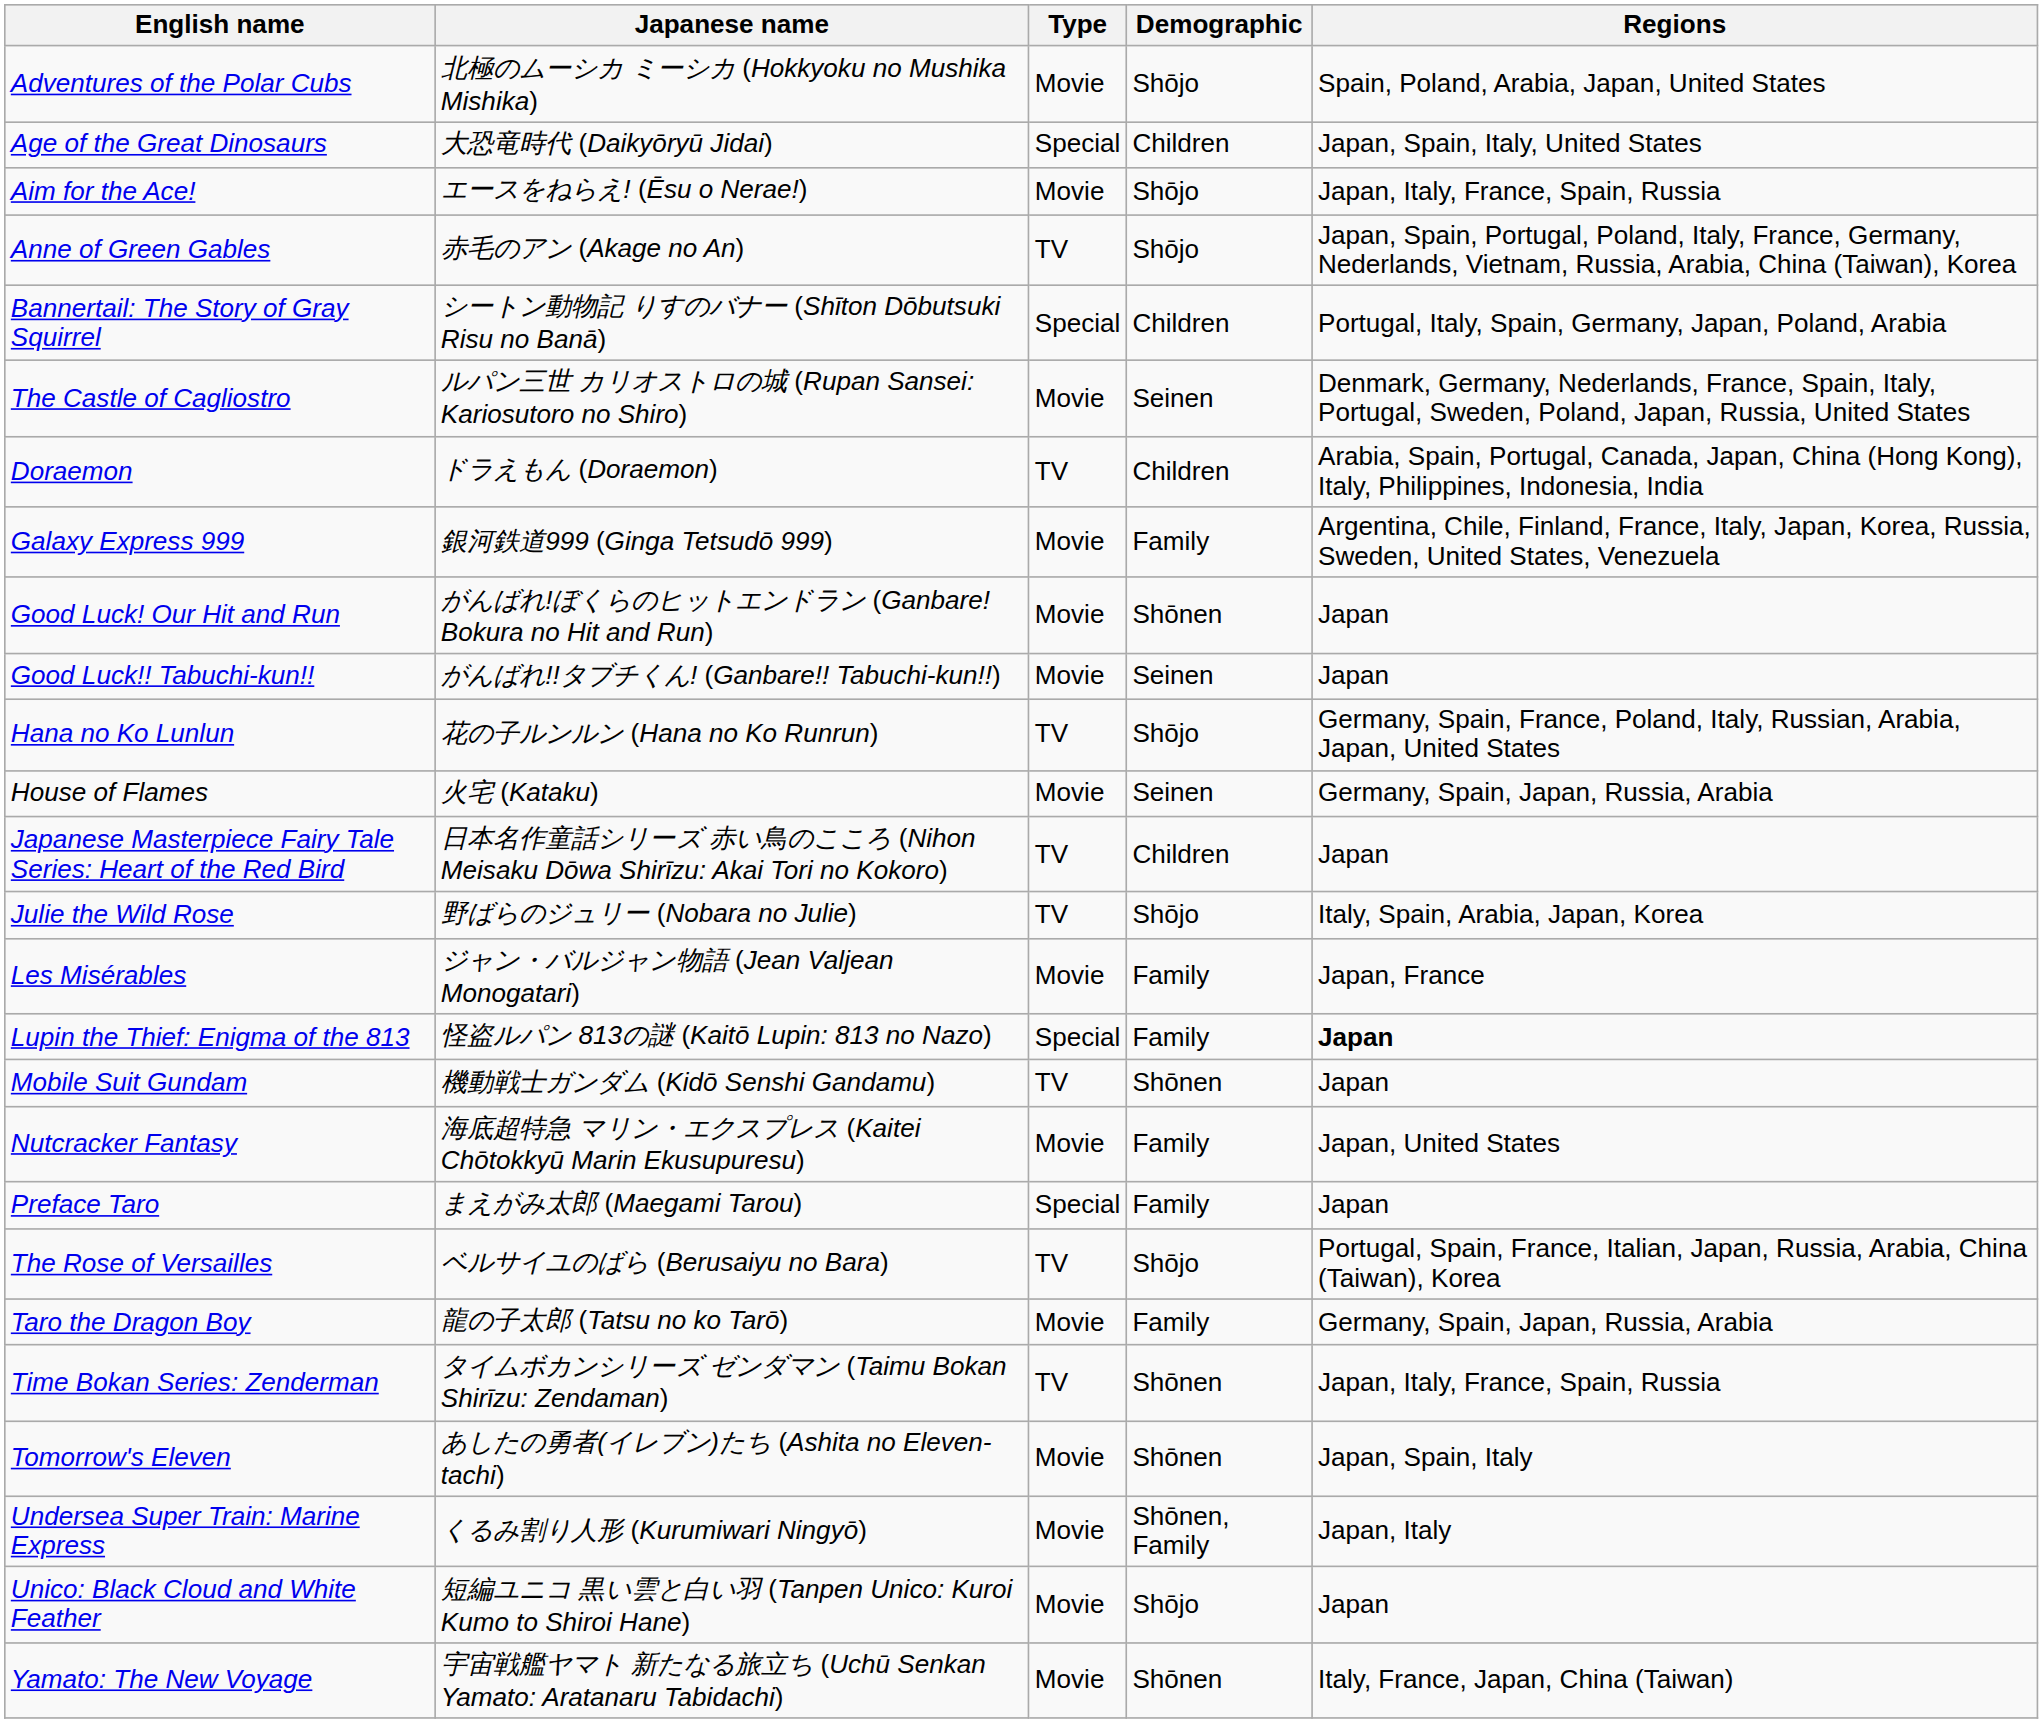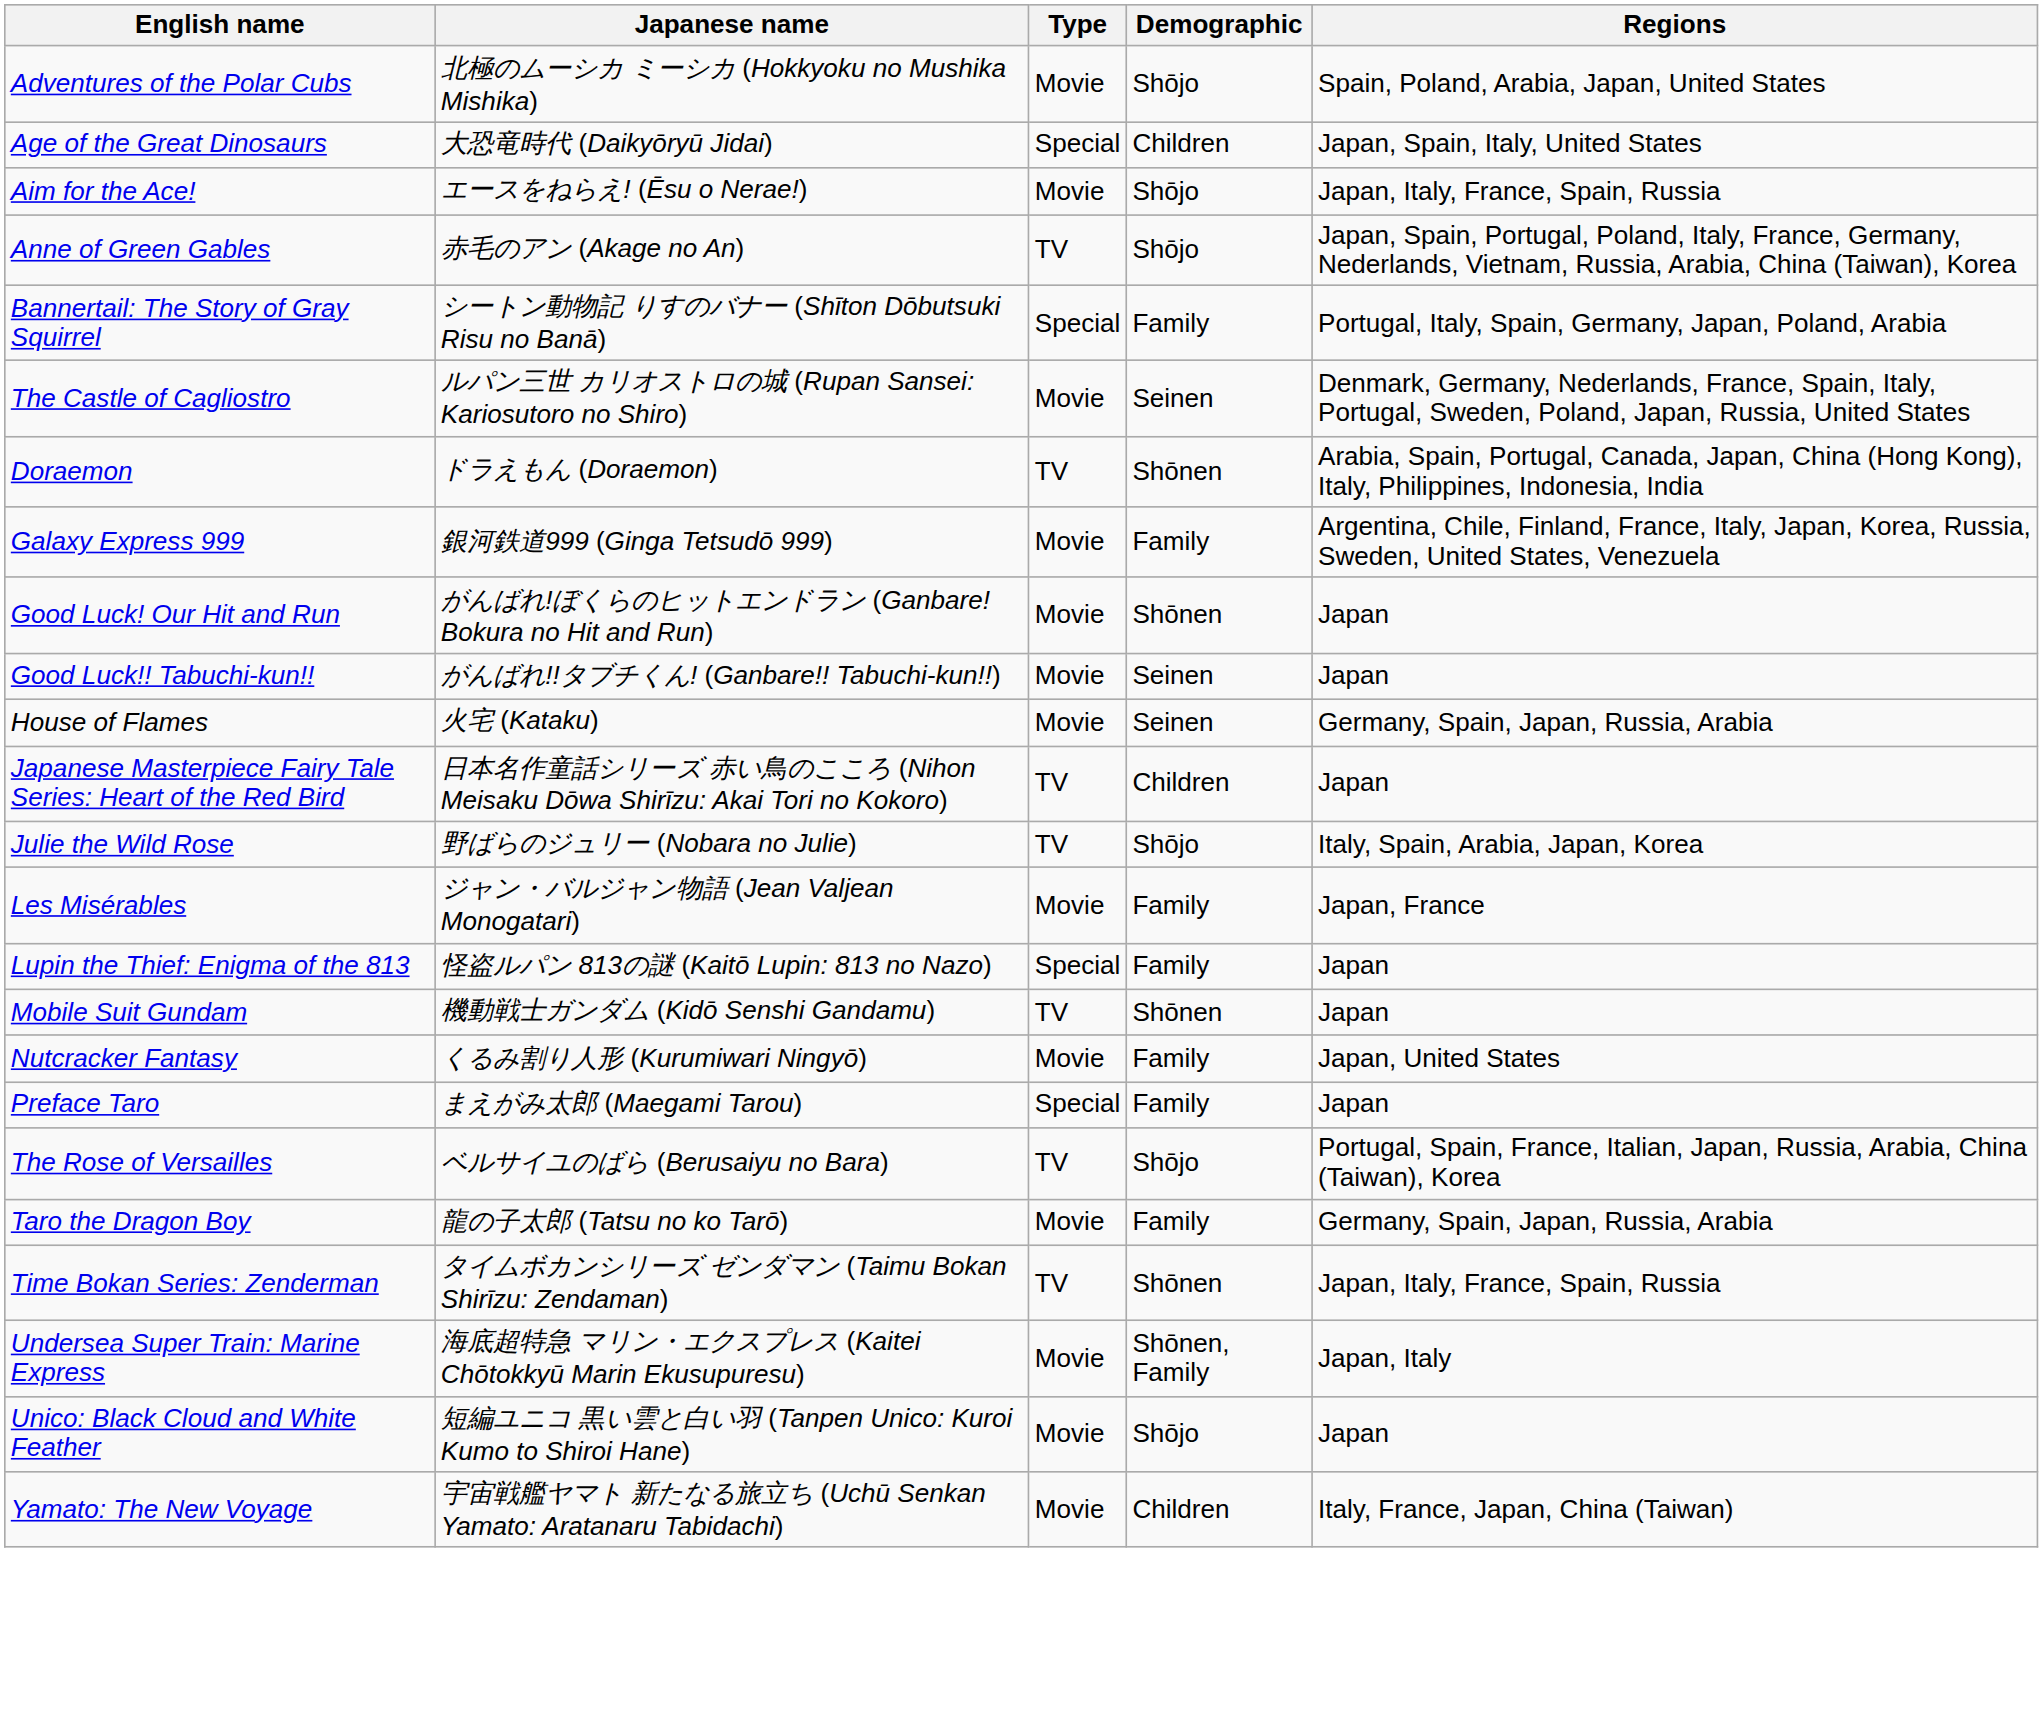(1181, 322) Children -> (1171, 322) Family
(1181, 471) Children -> (1177, 471) Shōnen
- row: (122, 734)
(1356, 1036) bold -> (1354, 965) normal
(681, 1144) 海底超特急 マリン・エクスプレス (Kaitei Chōtokkyū Marin Ekusupuresu) -> (654, 1057) くるみ割り人形 (Kurumiwari Ningyō)
- row: (121, 1458)
(654, 1530) くるみ割り人形 (Kurumiwari Ningyō) -> (681, 1358) 海底超特急 マリン・エクスプレス (Kaitei Chōtokkyū Marin Ekusupuresu)
(1177, 1680) Shōnen -> (1181, 1509) Children
